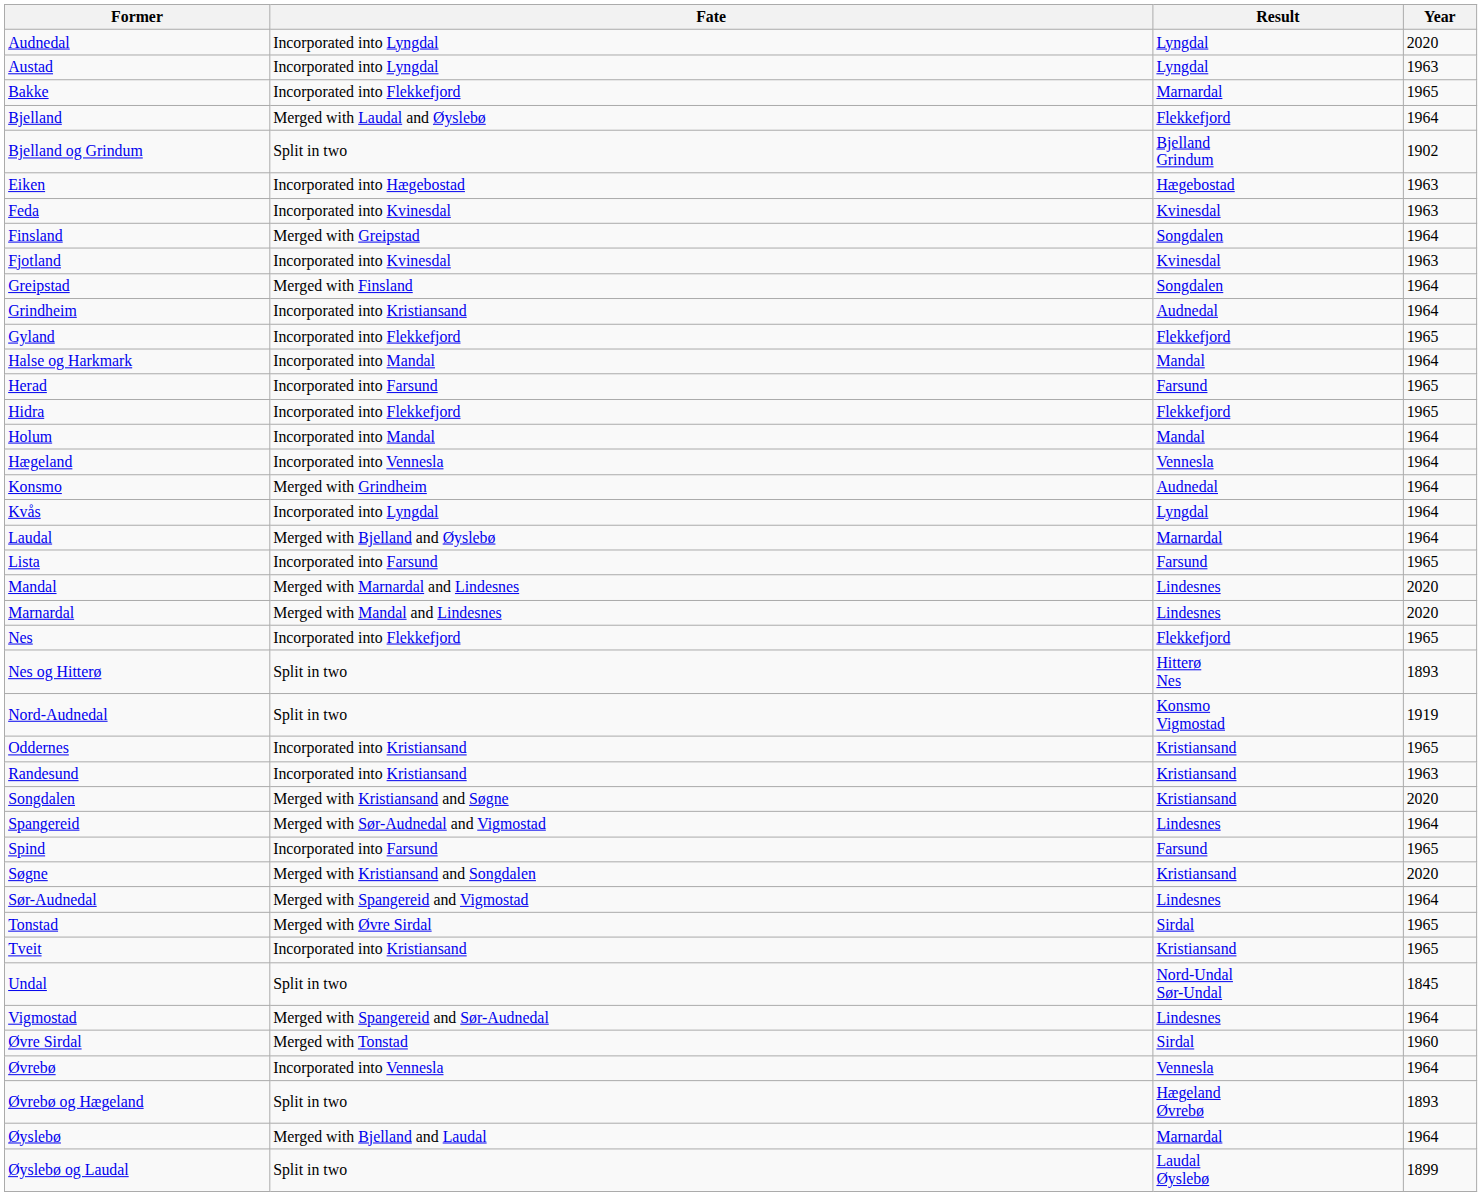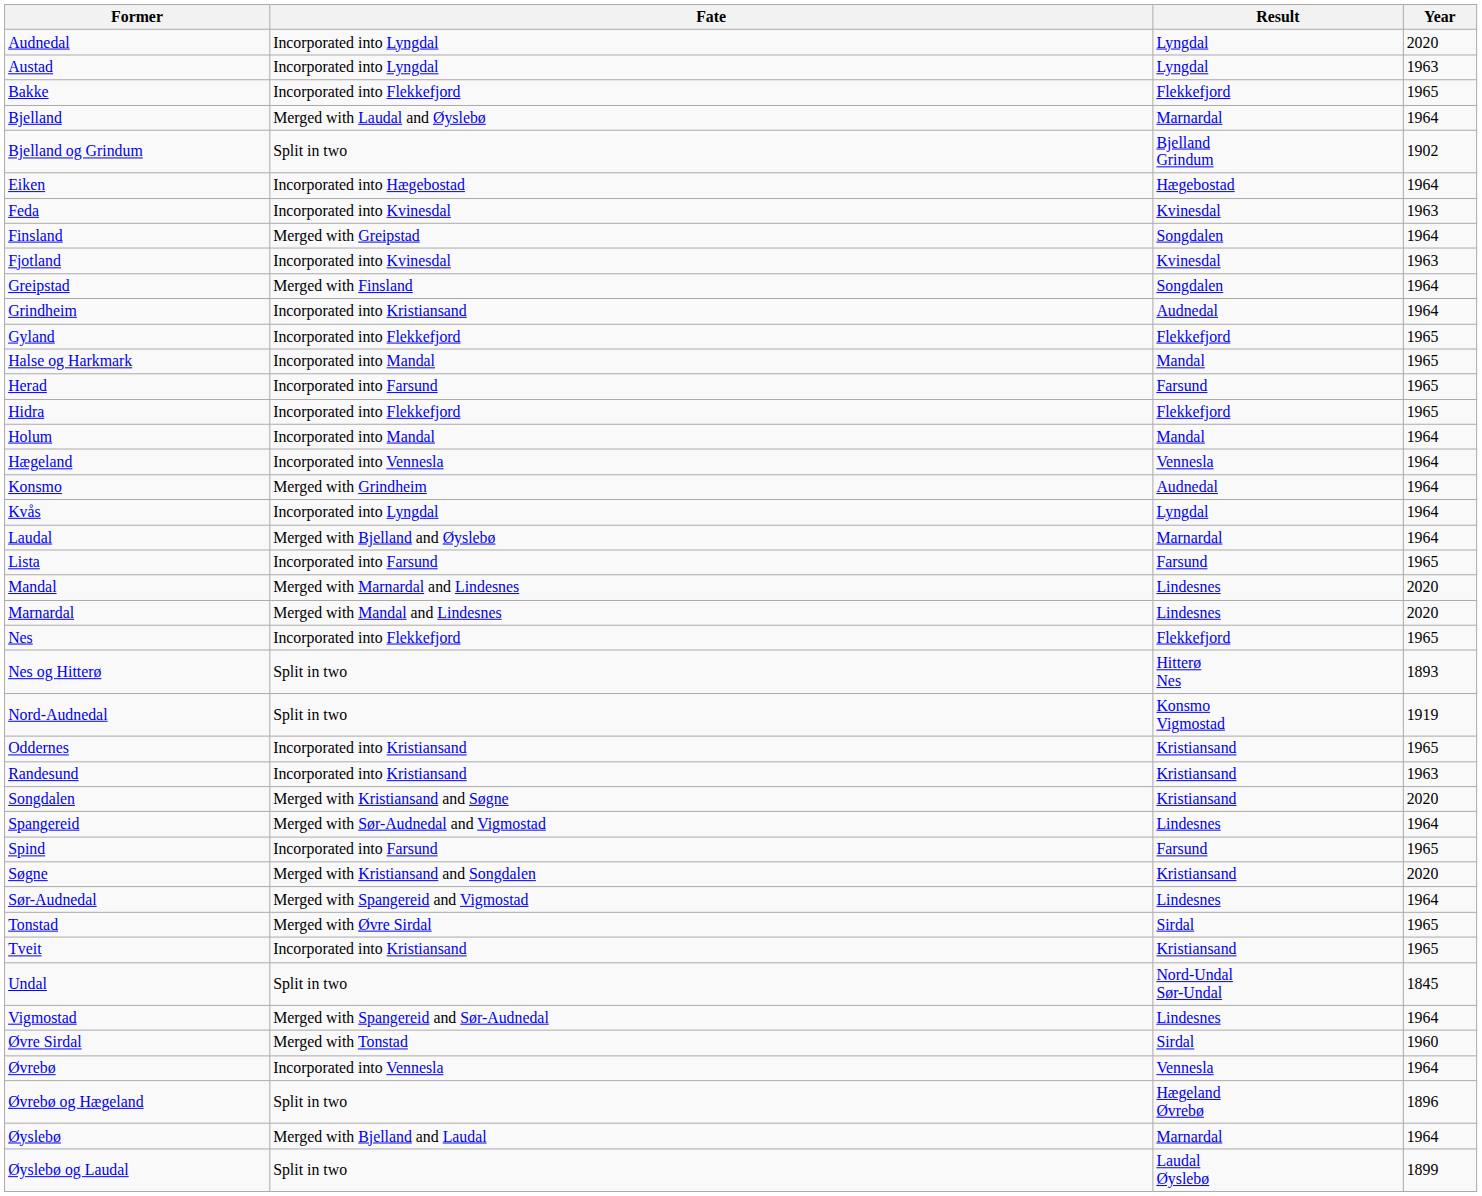(1189, 92) Marnardal -> (1193, 92) Flekkefjord
(1193, 117) Flekkefjord -> (1189, 117) Marnardal
(1422, 185) 1963 -> (1422, 185) 1964
(1422, 361) 1964 -> (1422, 361) 1965
(1422, 1102) 1893 -> (1422, 1102) 1896
